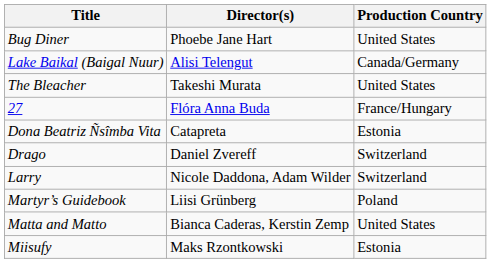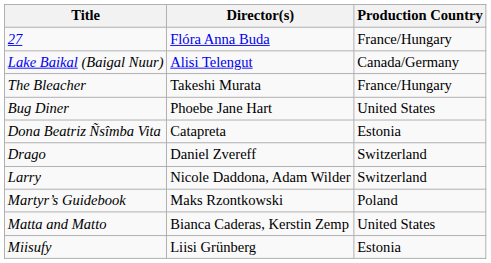rows swapped: (15, 108) <-> (38, 39)
(396, 85) United States -> (405, 85) France/Hungary
(213, 200) Liisi Grünberg -> (227, 200) Maks Rzontkowski
(227, 246) Maks Rzontkowski -> (213, 246) Liisi Grünberg
